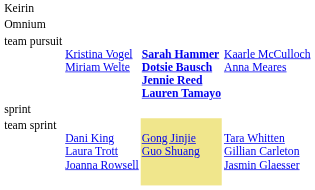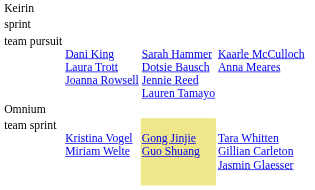rows swapped: (25, 24) <-> (17, 109)
(99, 60) Kristina Vogel Miriam Welte -> (102, 73) Dani King Laura Trott Joanna Rowsell
(181, 73) bold -> (178, 73) normal
(102, 158) Dani King Laura Trott Joanna Rowsell -> (99, 145) Kristina Vogel Miriam Welte
